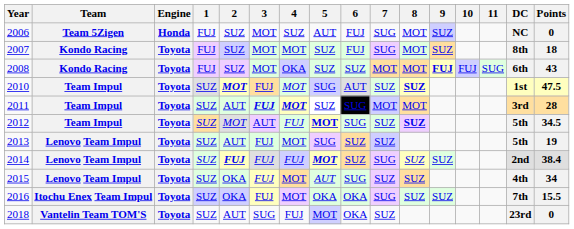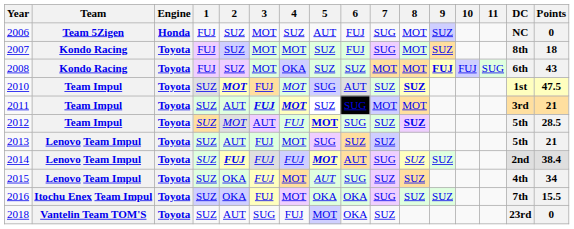(551, 105) 28 -> (551, 105) 21
(551, 123) 34.5 -> (551, 123) 28.5
(551, 142) 19 -> (551, 142) 21
(355, 160) SUZ -> (355, 160) AUT
